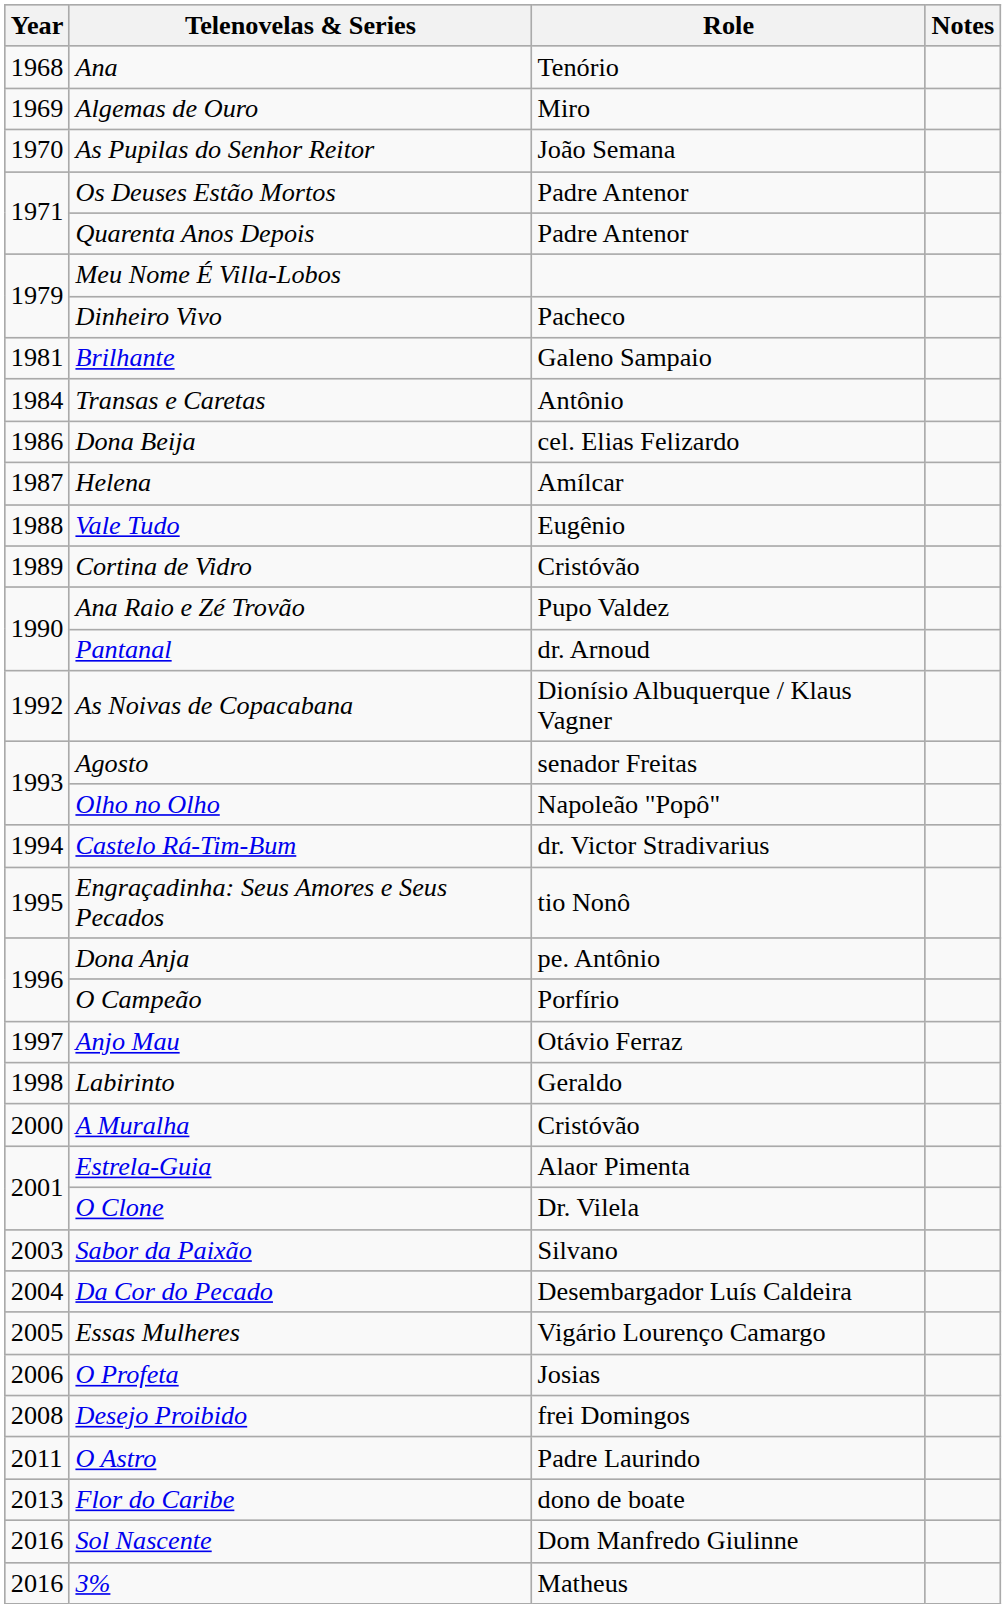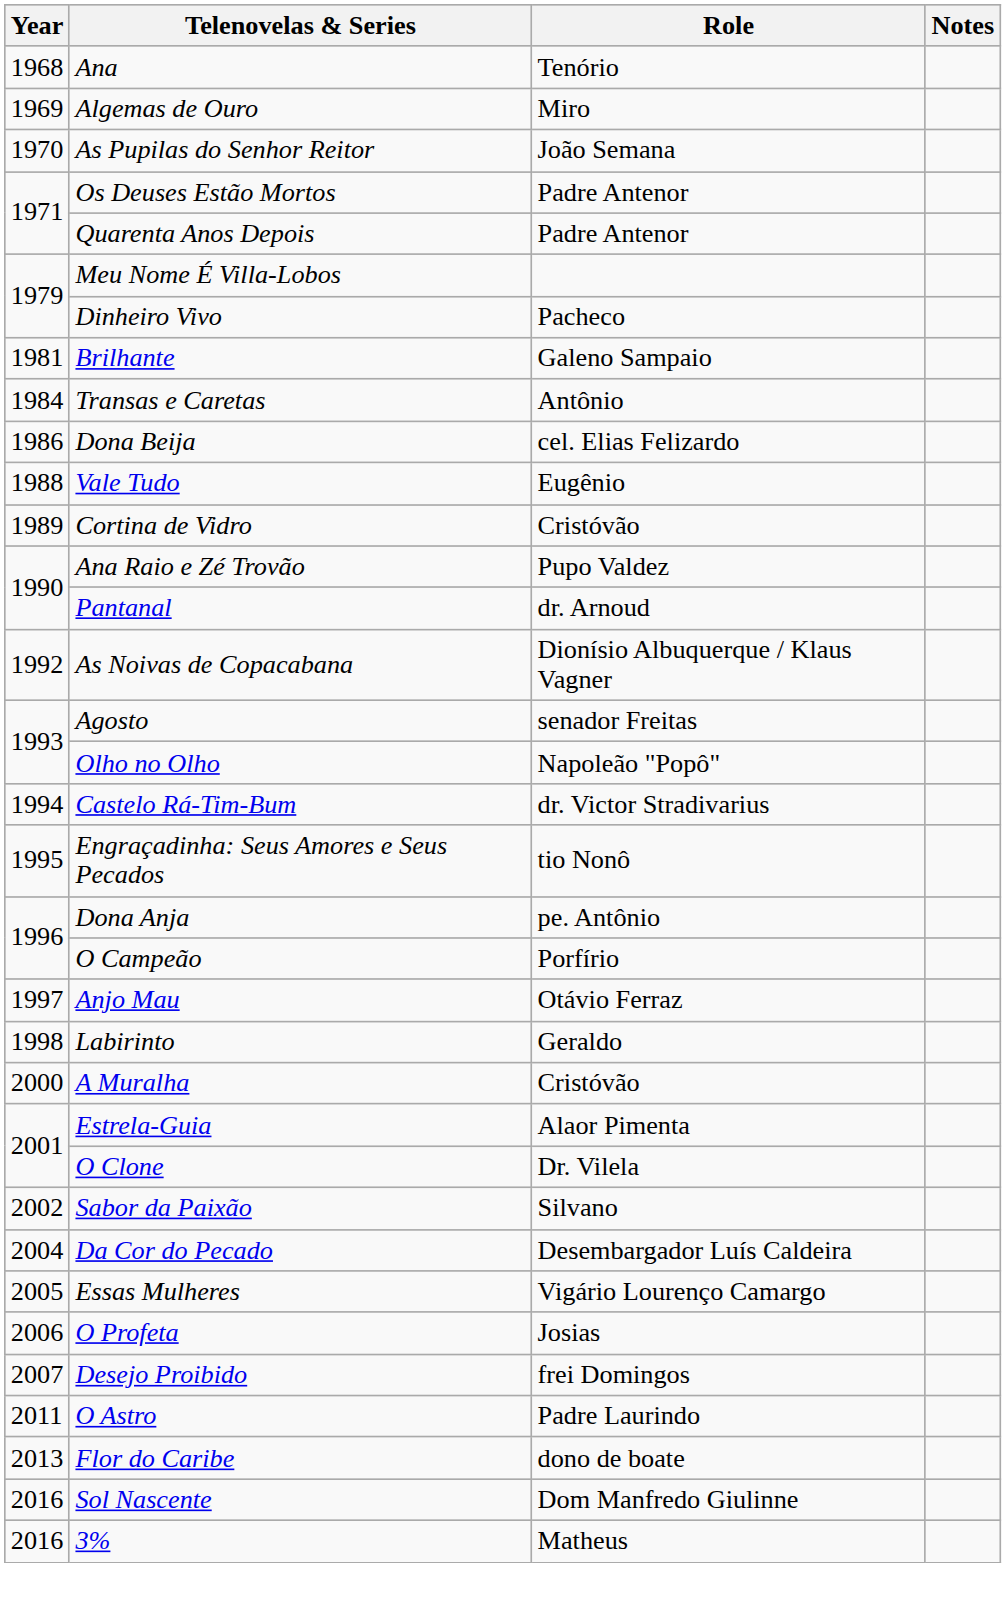- row: (113, 483)
(37, 1249) 2003 -> (37, 1207) 2002
(37, 1416) 2008 -> (37, 1374) 2007
